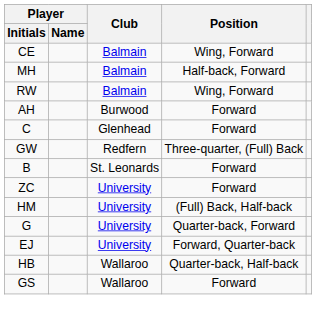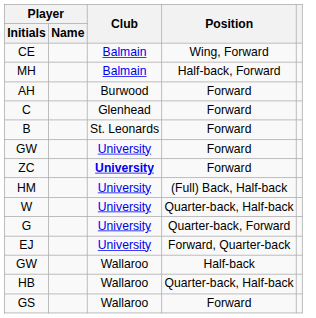- row: (26, 91)
- row: (26, 149)
+ row: (26, 149)
(125, 187) normal -> (125, 168) bold
+ row: (26, 206)
+ row: (26, 264)
